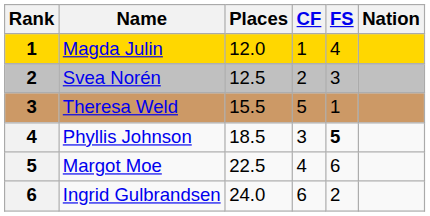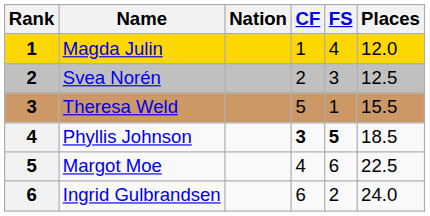columns swapped: (391, 19) <-> (259, 19)
(302, 136) normal -> (301, 136) bold
